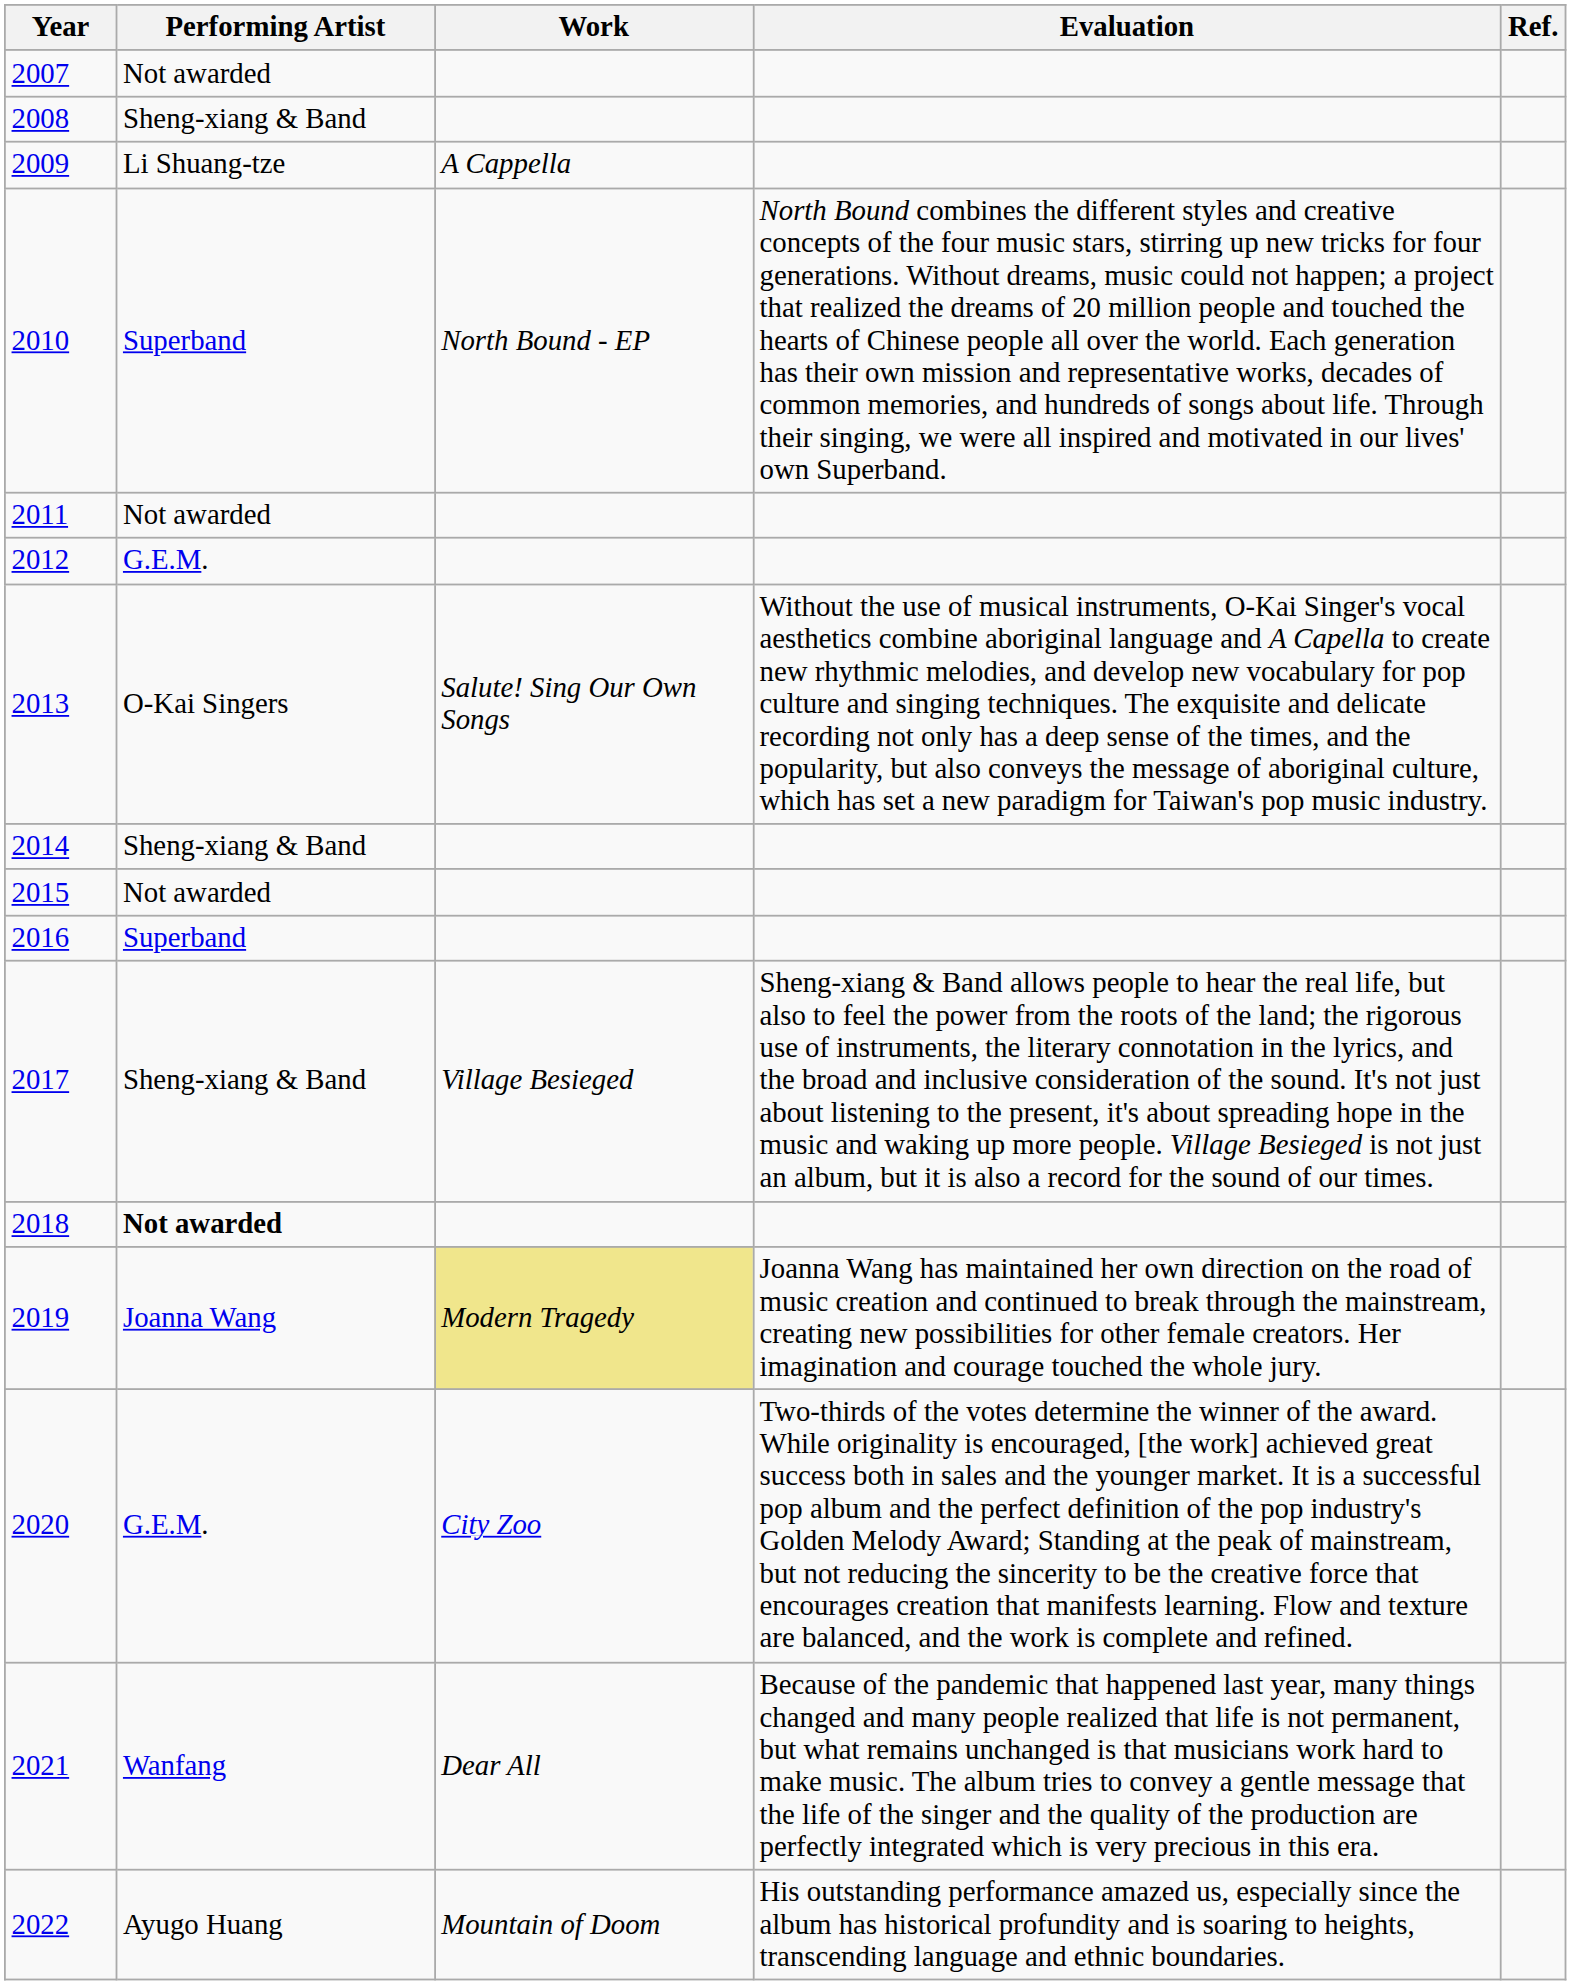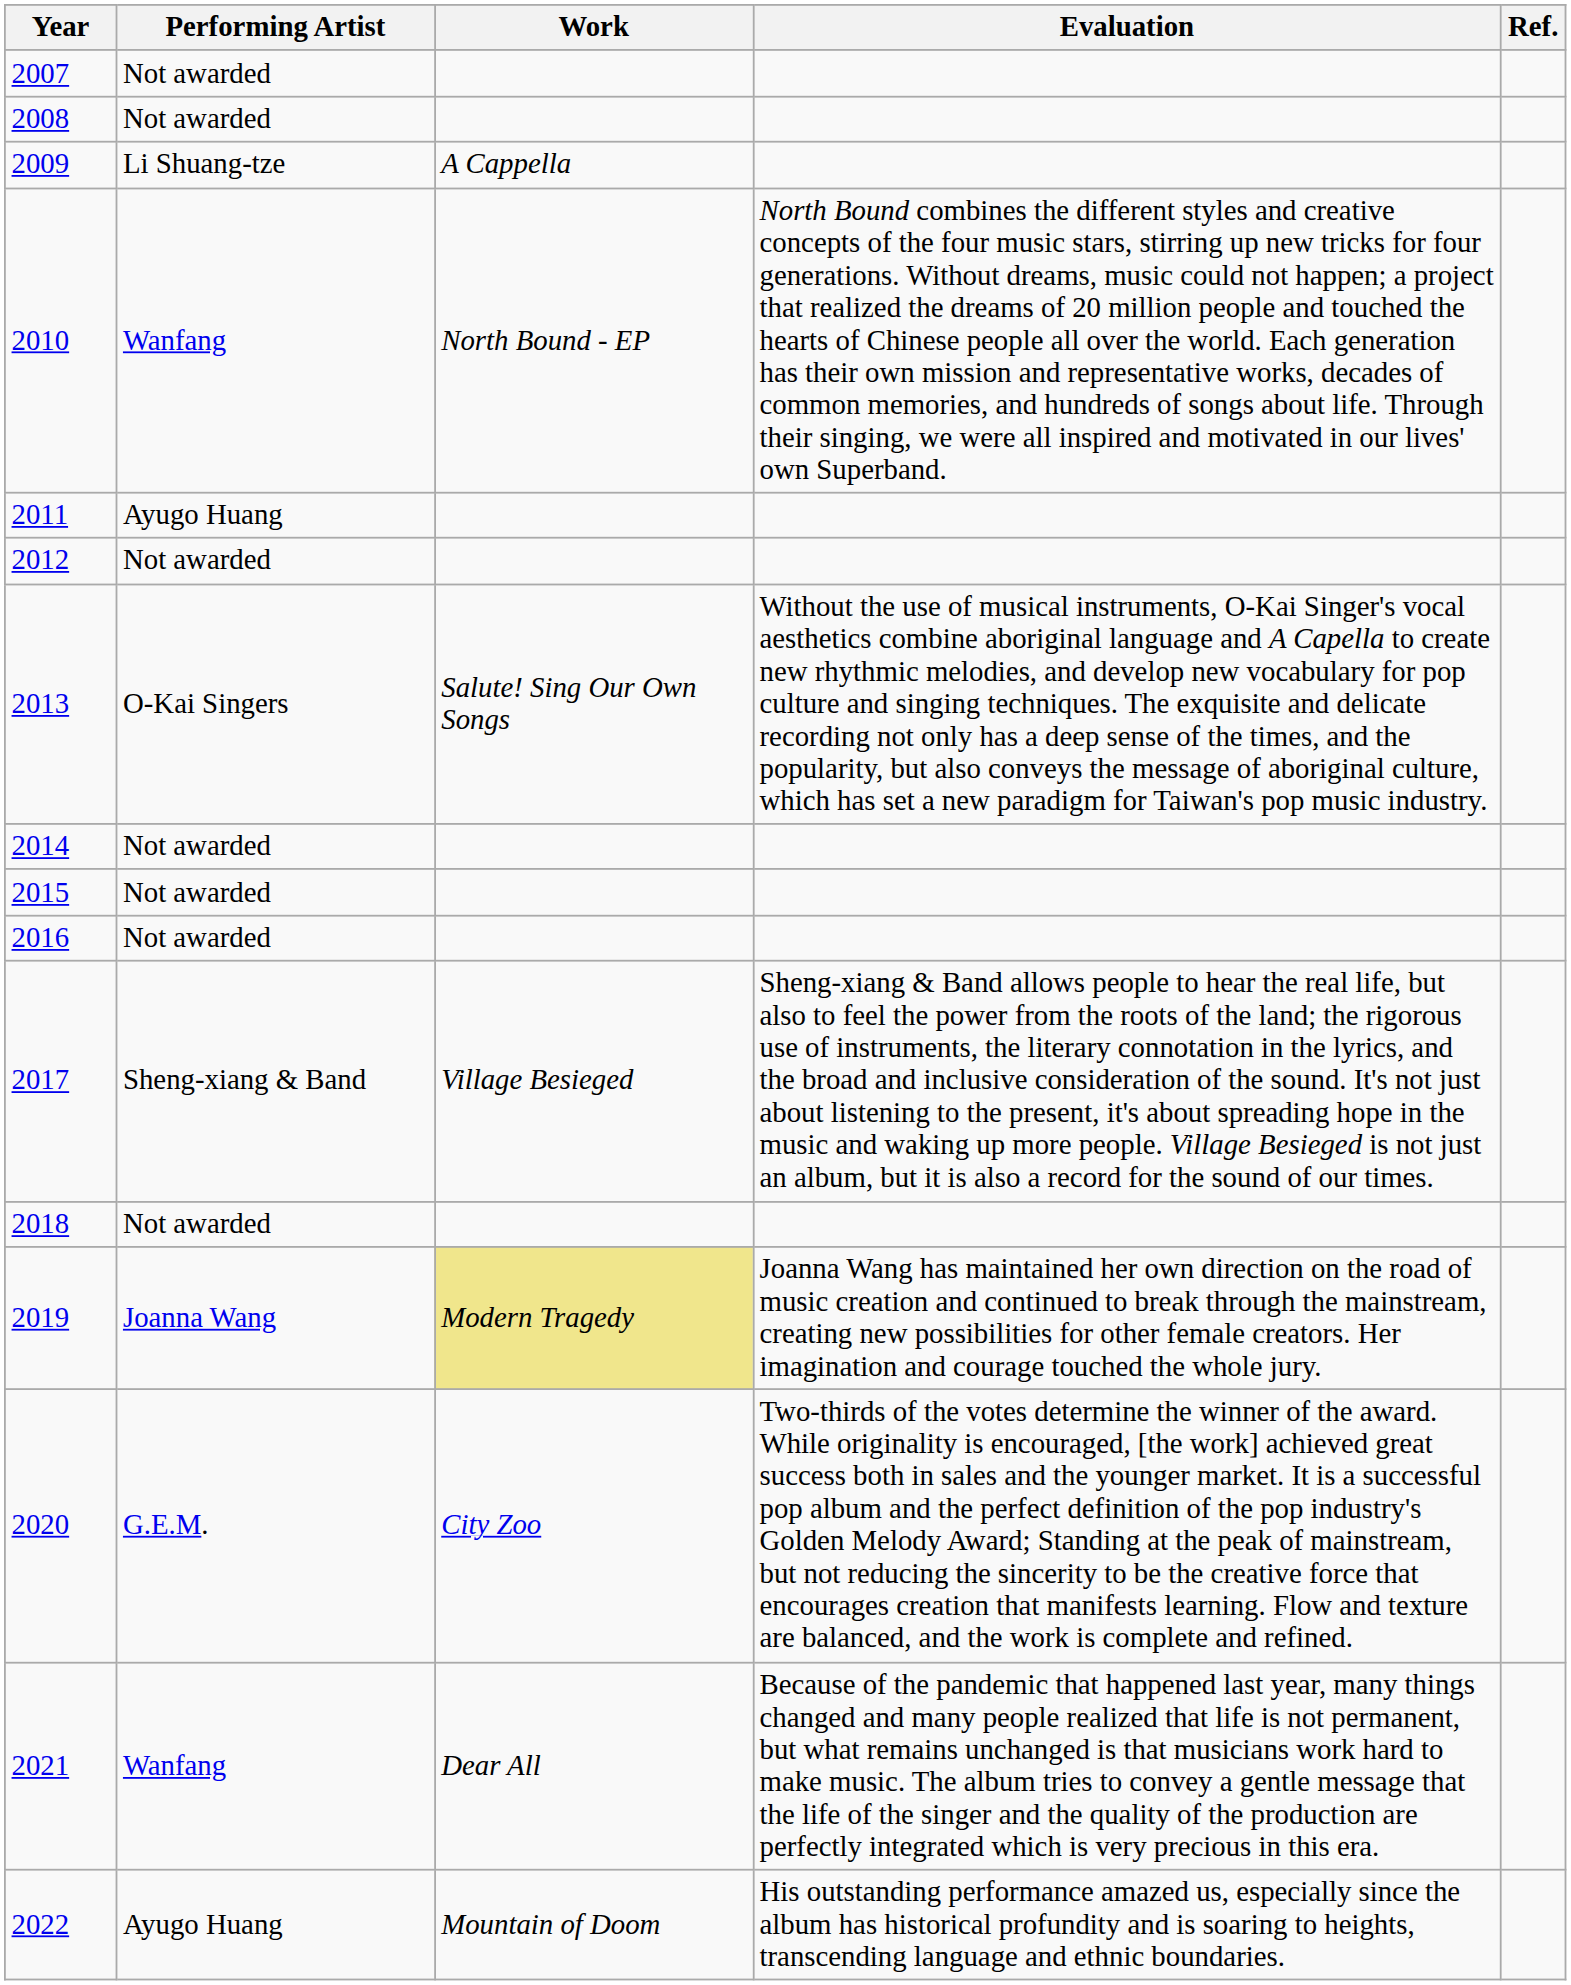(245, 118) Sheng-xiang & Band -> (197, 118) Not awarded
(185, 339) Superband -> (175, 339) Wanfang
(197, 514) Not awarded -> (203, 514) Ayugo Huang
(166, 560) G.E.M. -> (197, 560) Not awarded
(245, 846) Sheng-xiang & Band -> (197, 846) Not awarded
(185, 937) Superband -> (197, 937) Not awarded
(203, 1223) bold -> (197, 1223) normal
